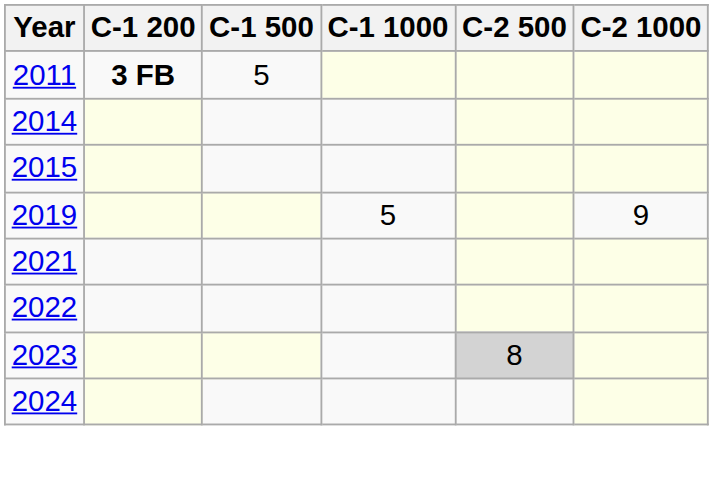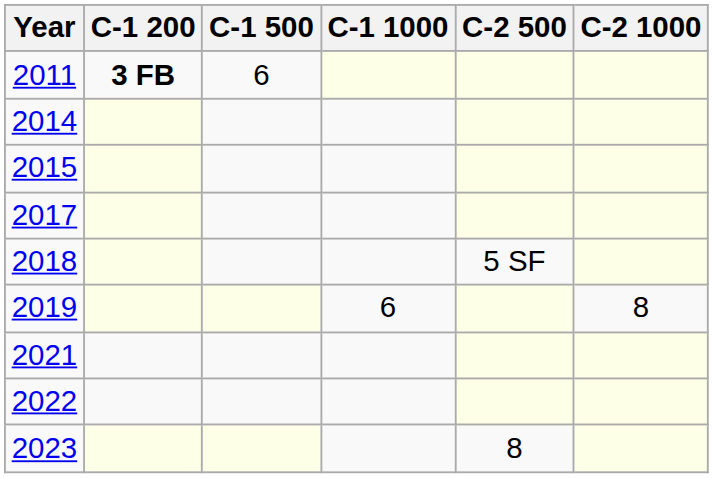(261, 74) 5 -> (261, 74) 6
+ row: (44, 214)
+ row: (44, 261)
(388, 214) 5 -> (388, 307) 6
(641, 214) 9 -> (641, 307) 8
(514, 354) lightgrey background -> (514, 448) no background
- row: (44, 401)
